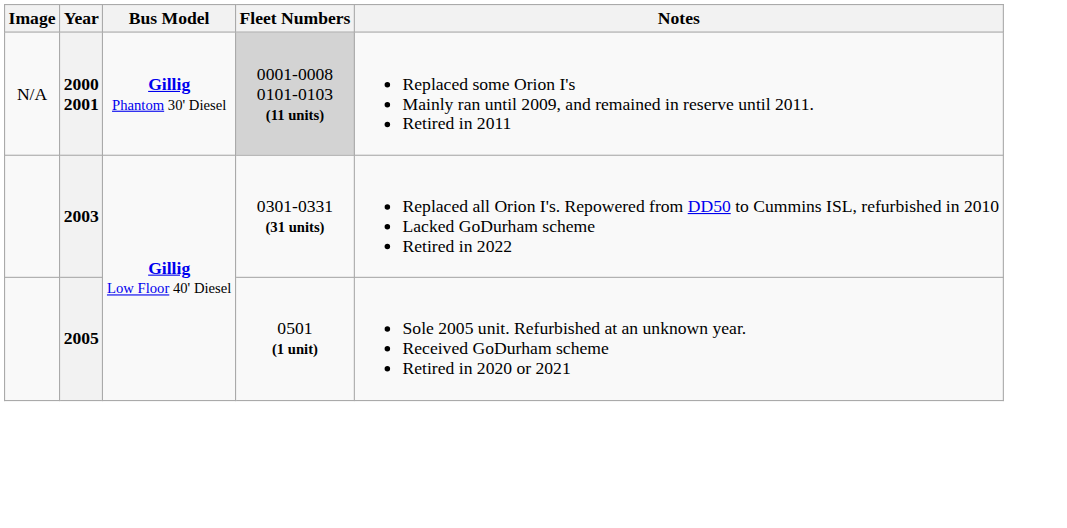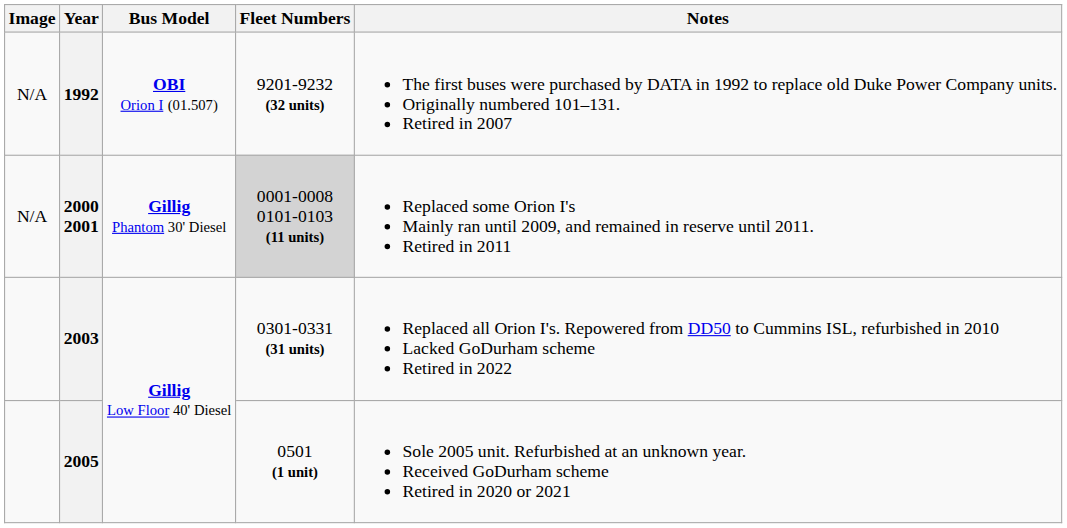+ row: (81, 93)
